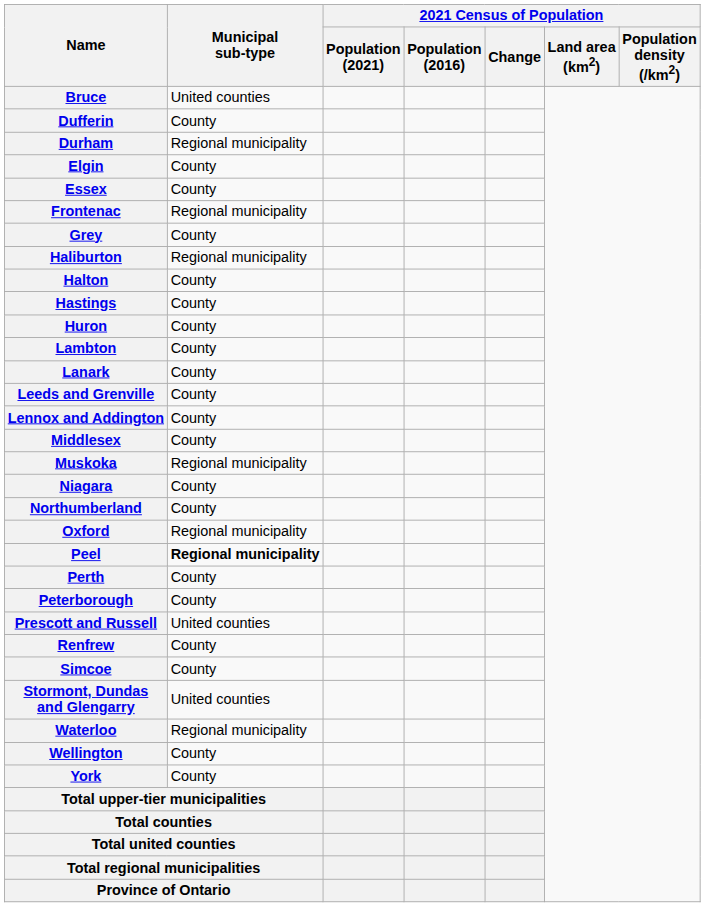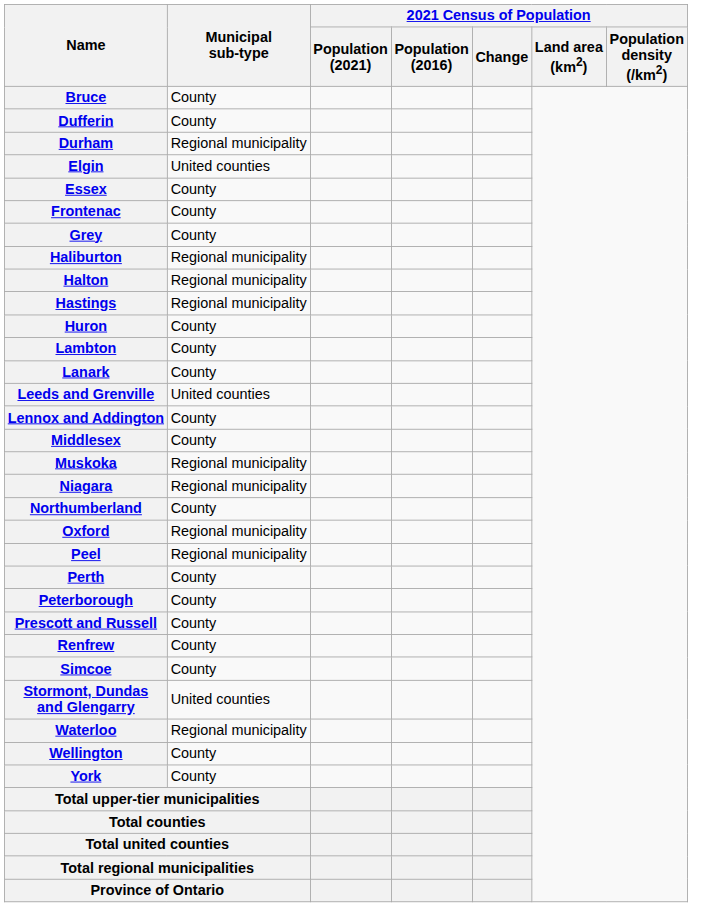(220, 97) United counties -> (193, 97) County
(193, 166) County -> (220, 166) United counties
(239, 212) Regional municipality -> (193, 212) County
(193, 280) County -> (239, 280) Regional municipality
(193, 303) County -> (239, 303) Regional municipality
(193, 394) County -> (220, 394) United counties
(193, 486) County -> (239, 486) Regional municipality
(245, 554) bold -> (239, 554) normal
(220, 623) United counties -> (193, 623) County
